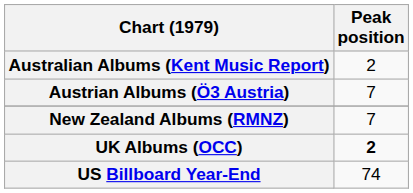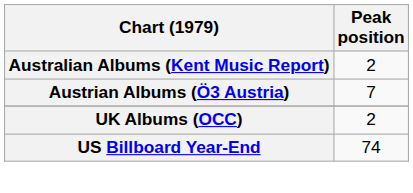- row: (169, 119)
(371, 147) bold -> (371, 119) normal
